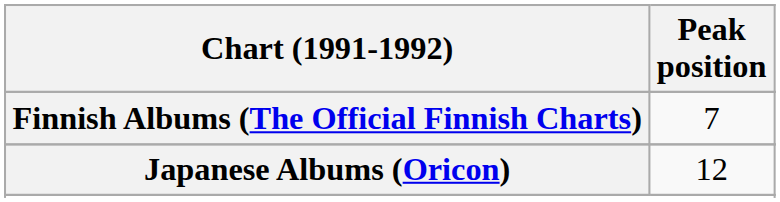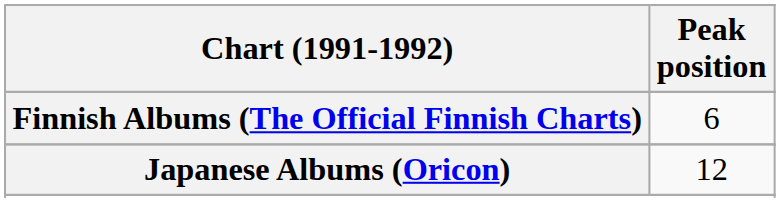(712, 117) 7 -> (712, 117) 6
